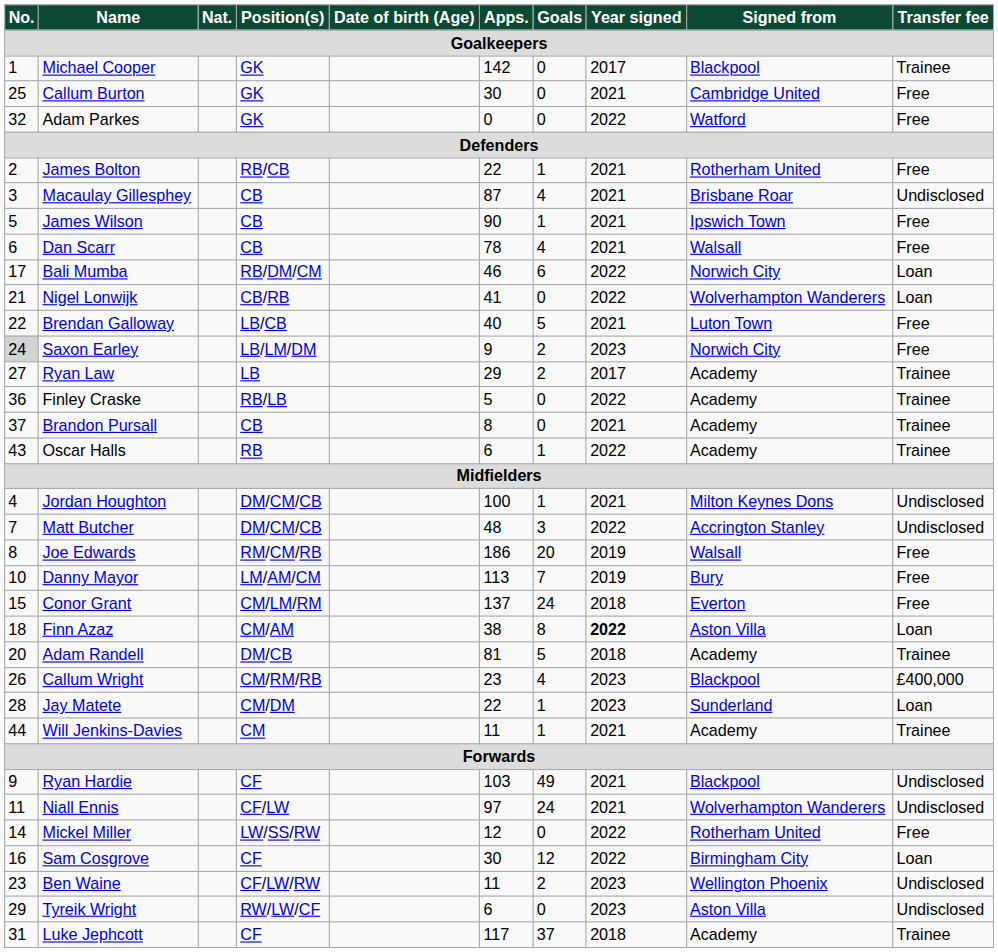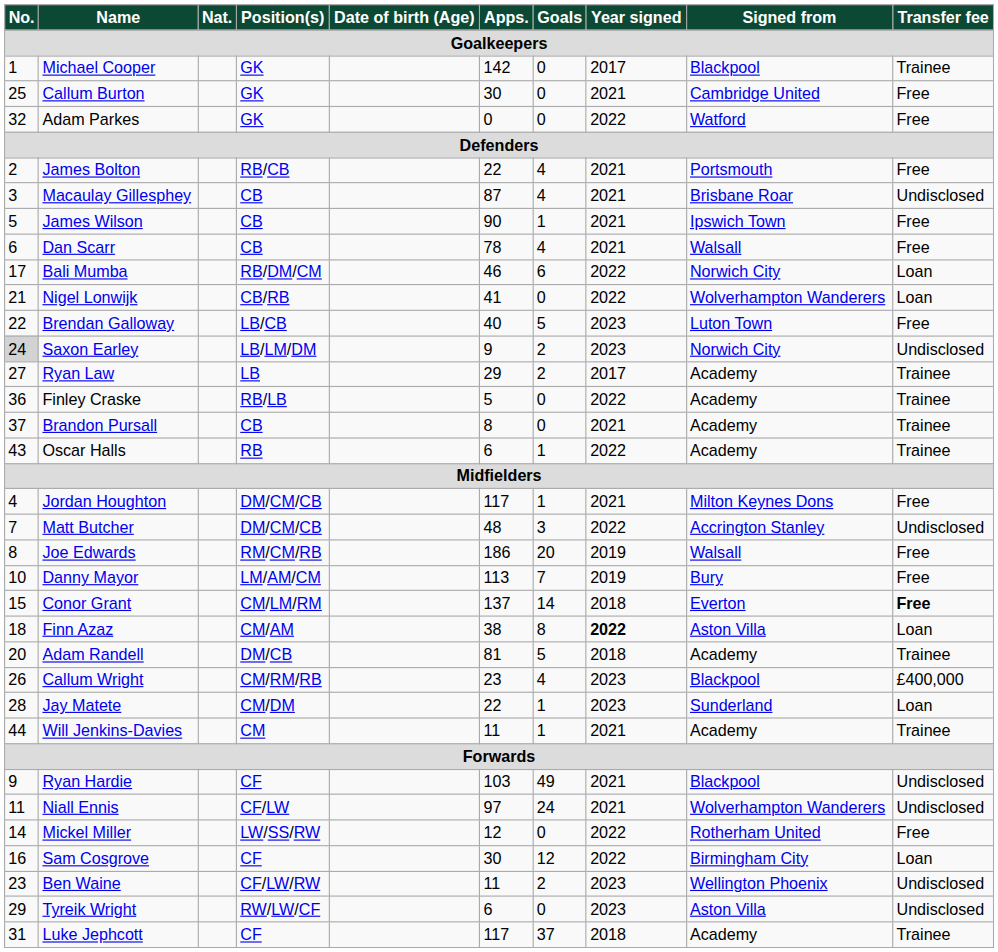(541, 171) 1 -> (541, 171) 4
(755, 171) Rotherham United -> (731, 171) Portsmouth
(608, 323) 2021 -> (608, 323) 2023
(913, 349) Free -> (940, 349) Undisclosed
(497, 502) 100 -> (496, 502) 117
(940, 502) Undisclosed -> (913, 502) Free
(546, 604) 24 -> (546, 604) 14
(913, 604) normal -> (914, 604) bold
